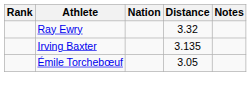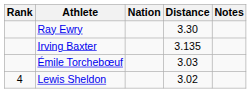(188, 29) 3.32 -> (188, 29) 3.30
(188, 63) 3.05 -> (188, 63) 3.03
+ row: (72, 79)
